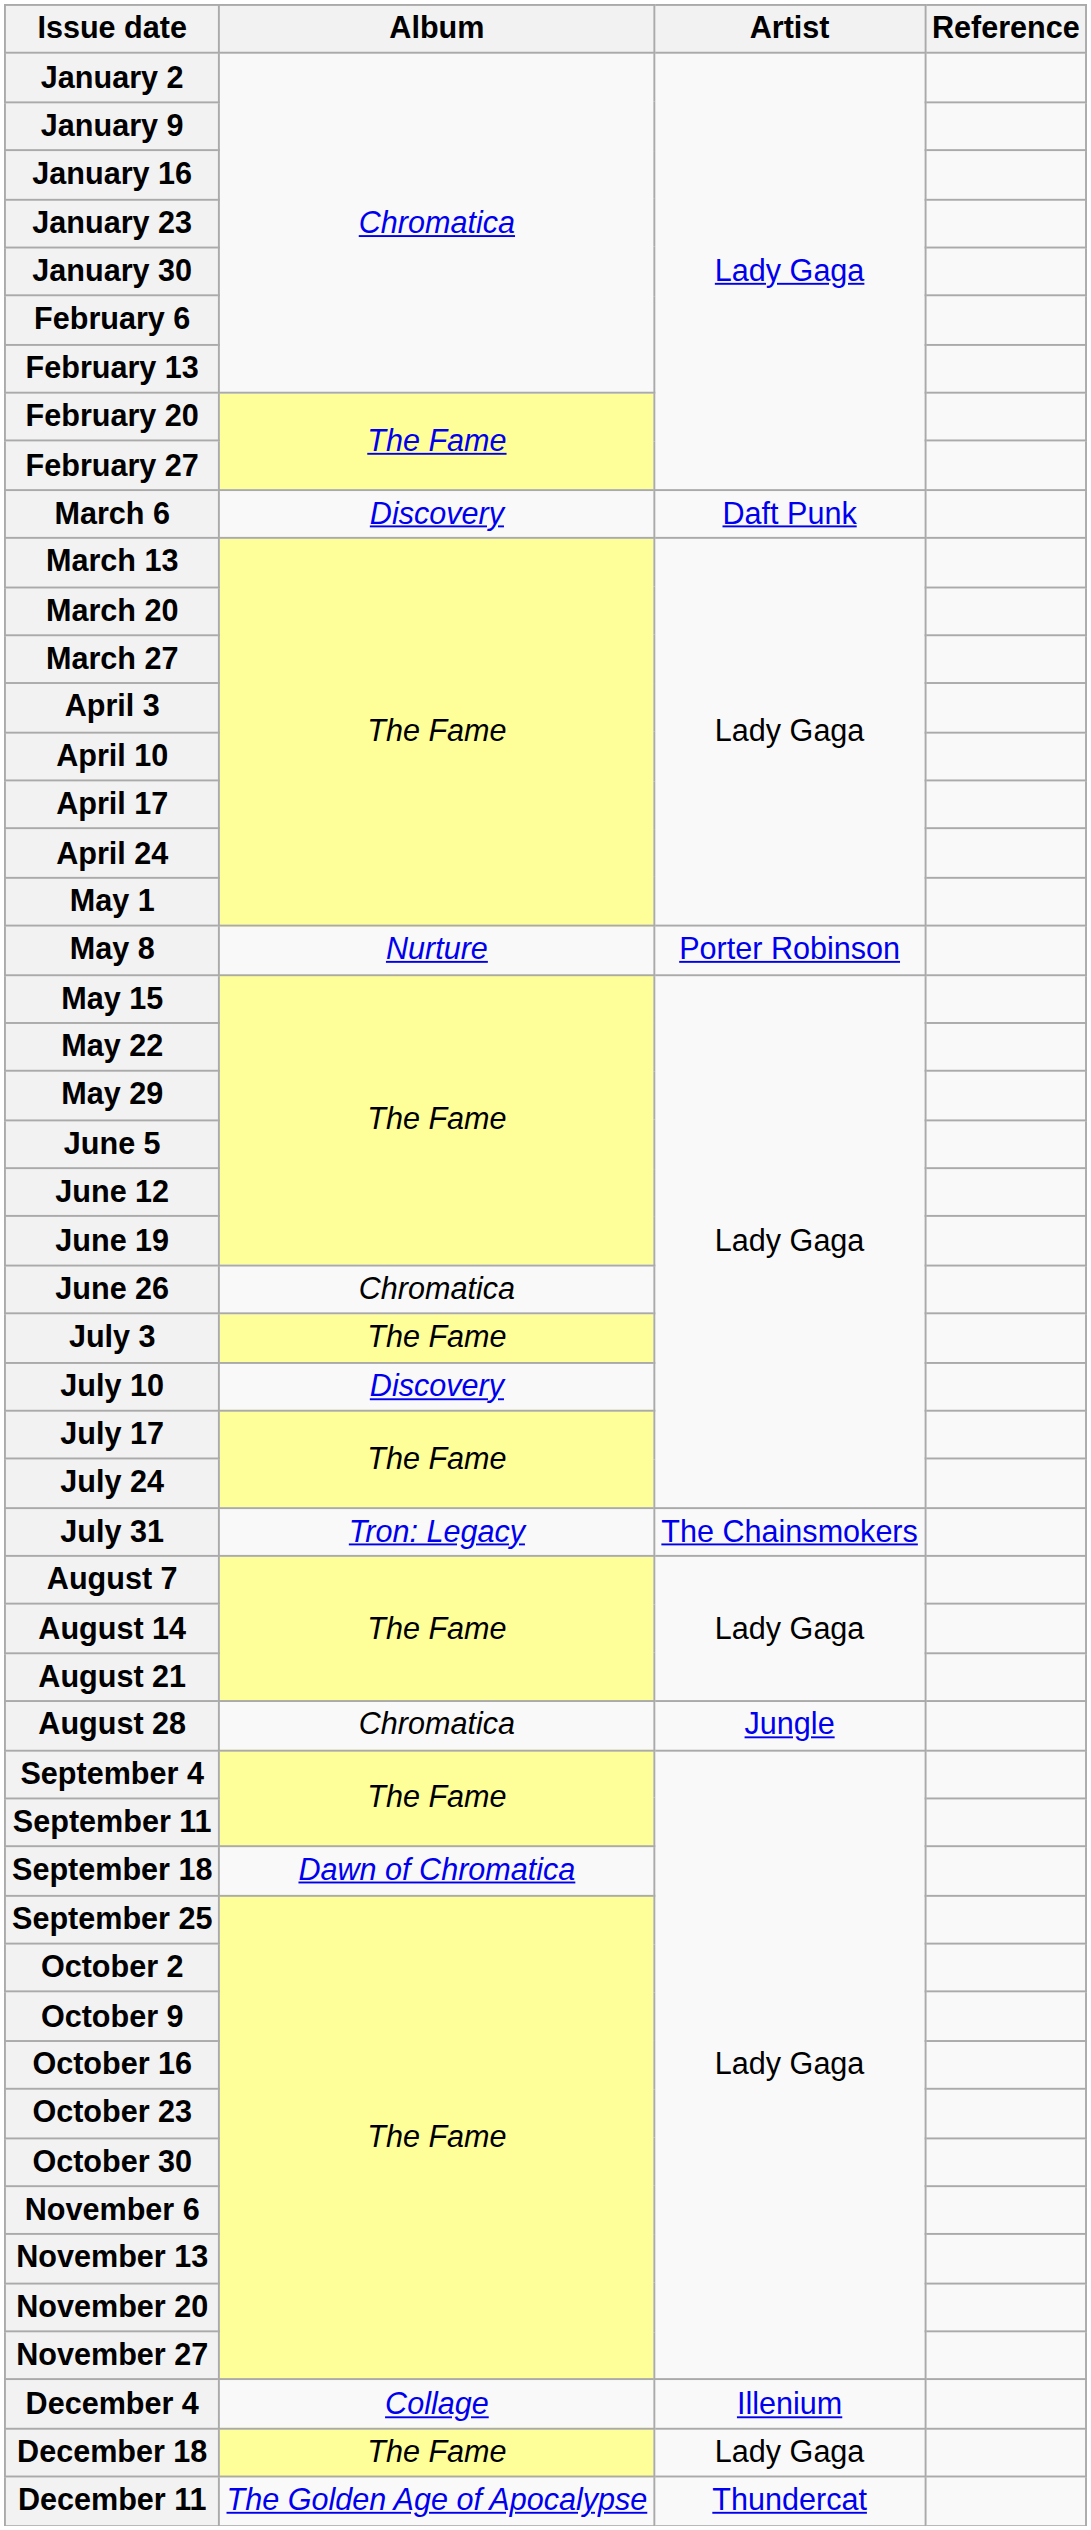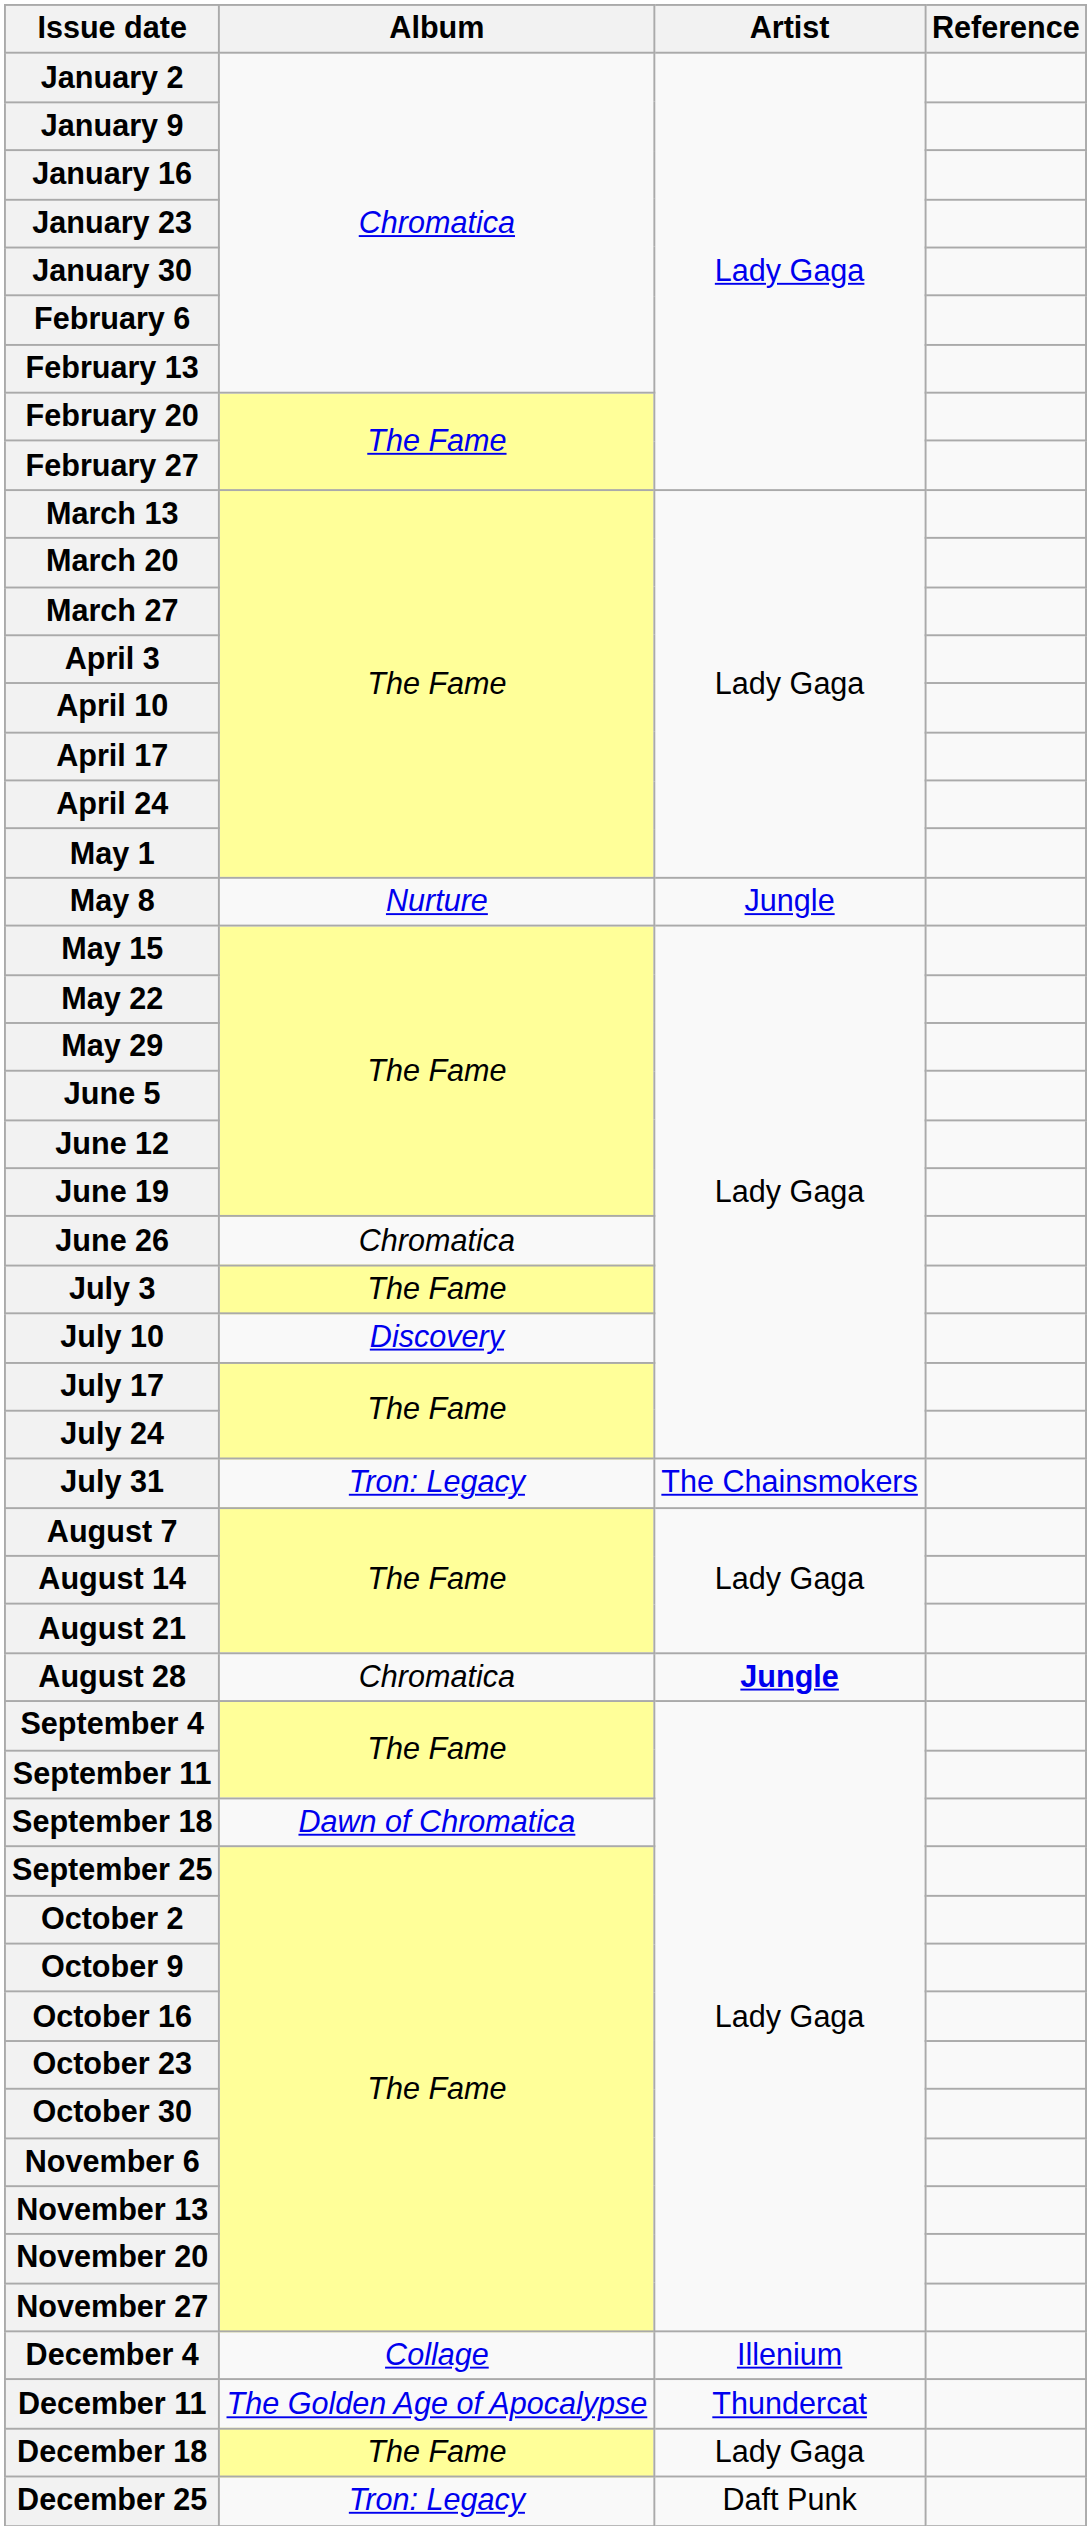- row: (112, 513)
(790, 949) Porter Robinson -> (790, 901) Jungle
(790, 1725) normal -> (790, 1676) bold
rows swapped: (112, 2500) <-> (112, 2452)
+ row: (112, 2500)
